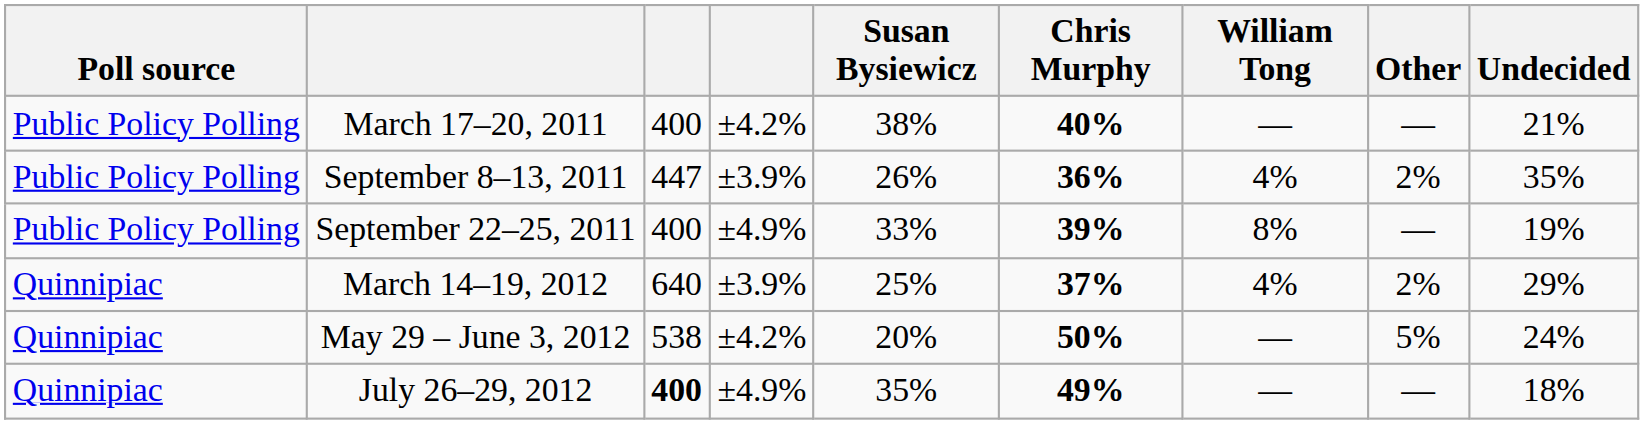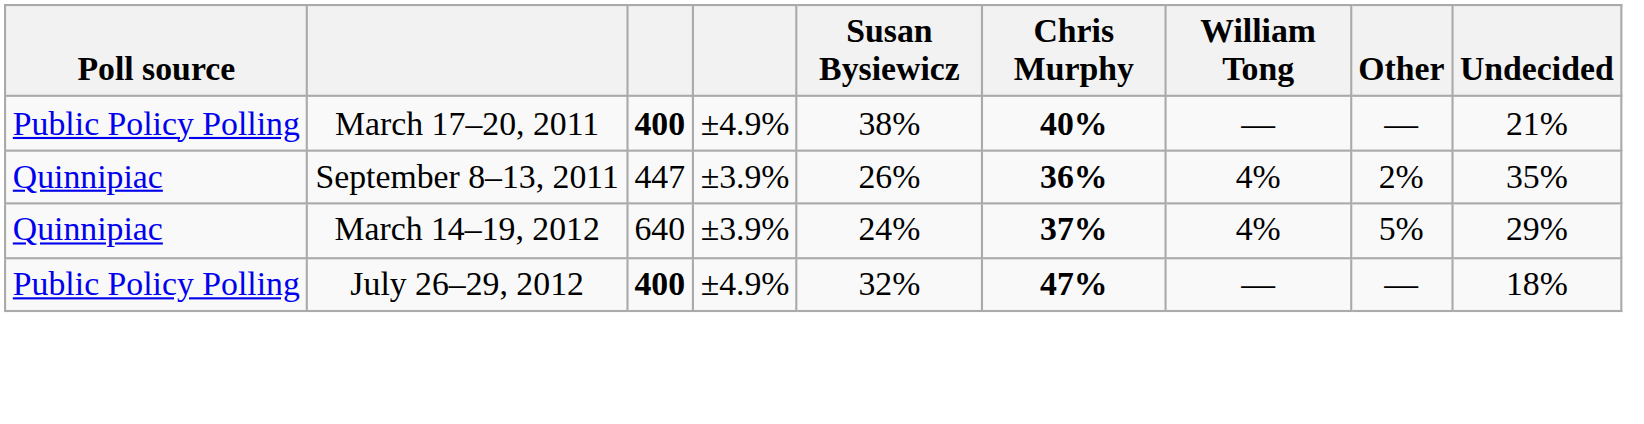(677, 122) normal -> (660, 122) bold
(762, 122) ±4.2% -> (745, 122) ±4.9%
(156, 176) Public Policy Polling -> (88, 176) Quinnipiac
- row: (476, 229)
(906, 283) 25% -> (889, 229) 24%
(1418, 283) 2% -> (1401, 229) 5%
- row: (476, 336)
(88, 390) Quinnipiac -> (156, 283) Public Policy Polling
(906, 390) 35% -> (889, 283) 32%
(1091, 390) 49% -> (1074, 283) 47%
